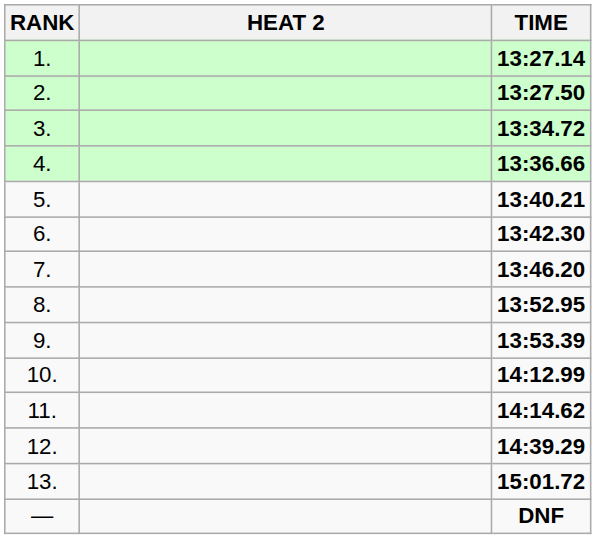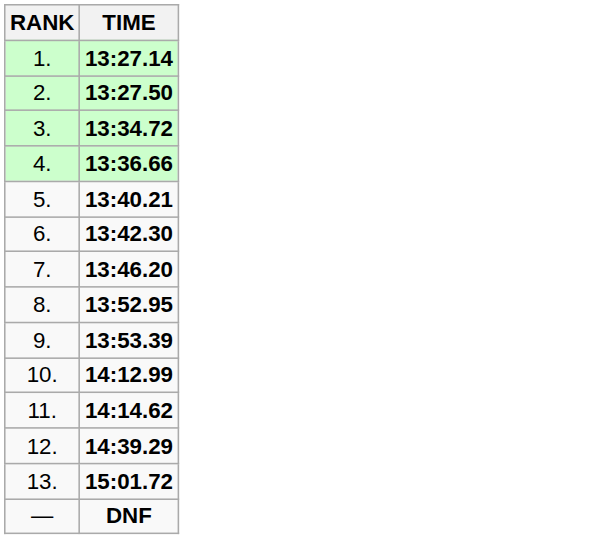- column: (286, 23)
